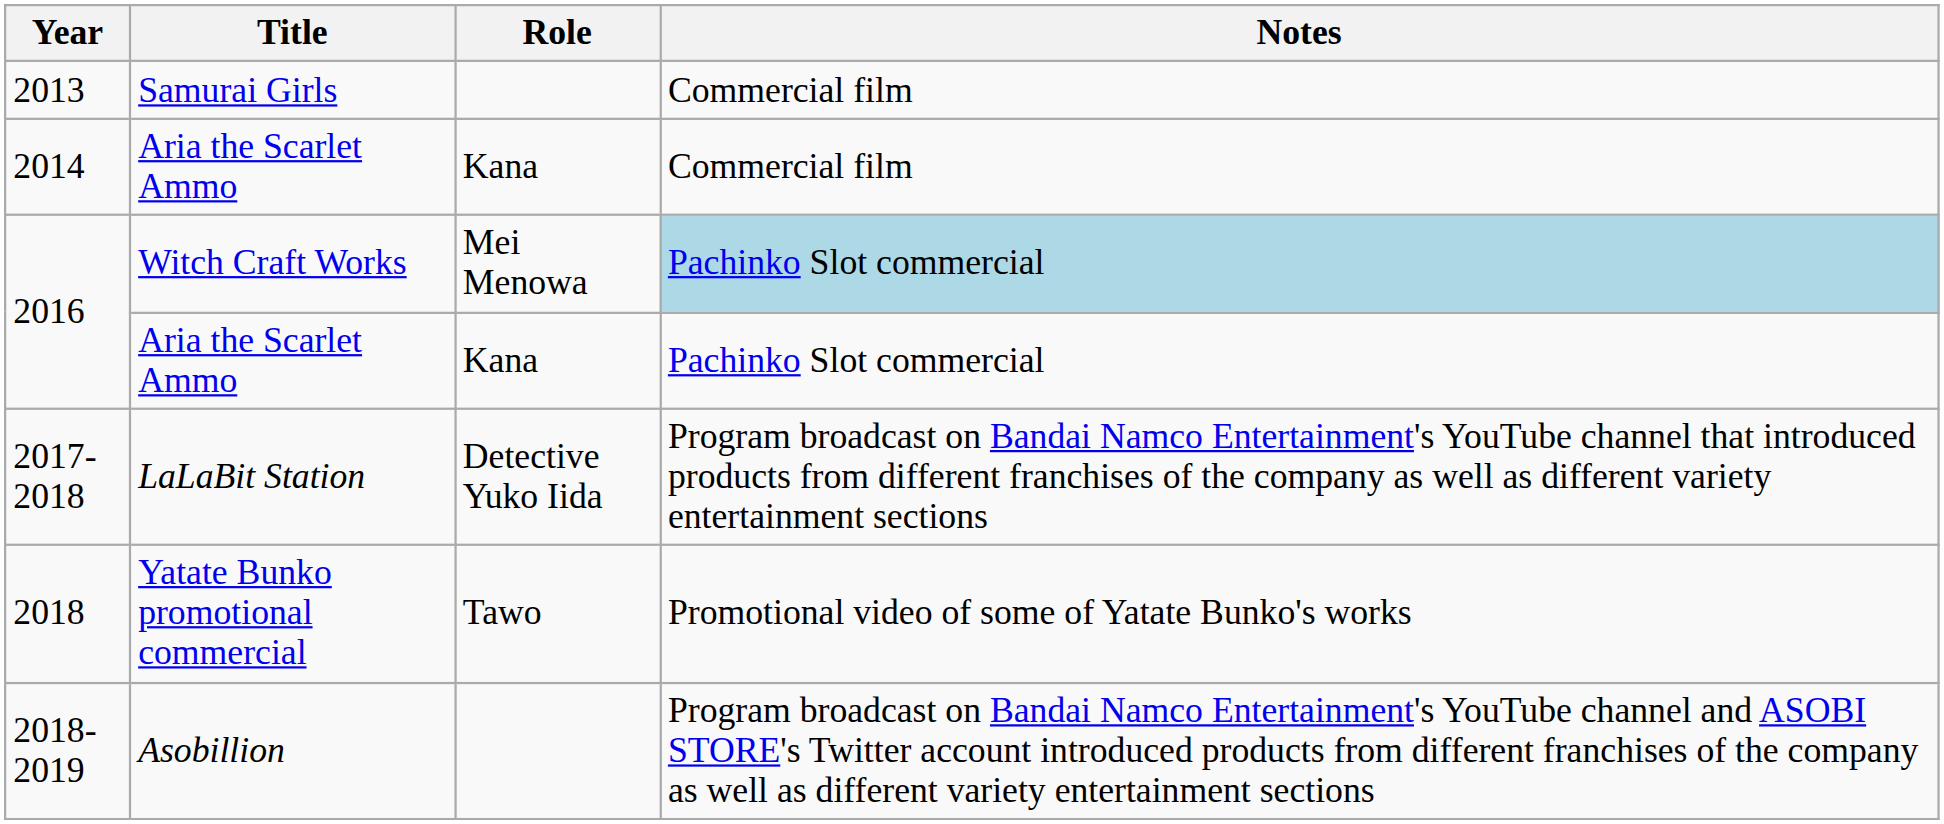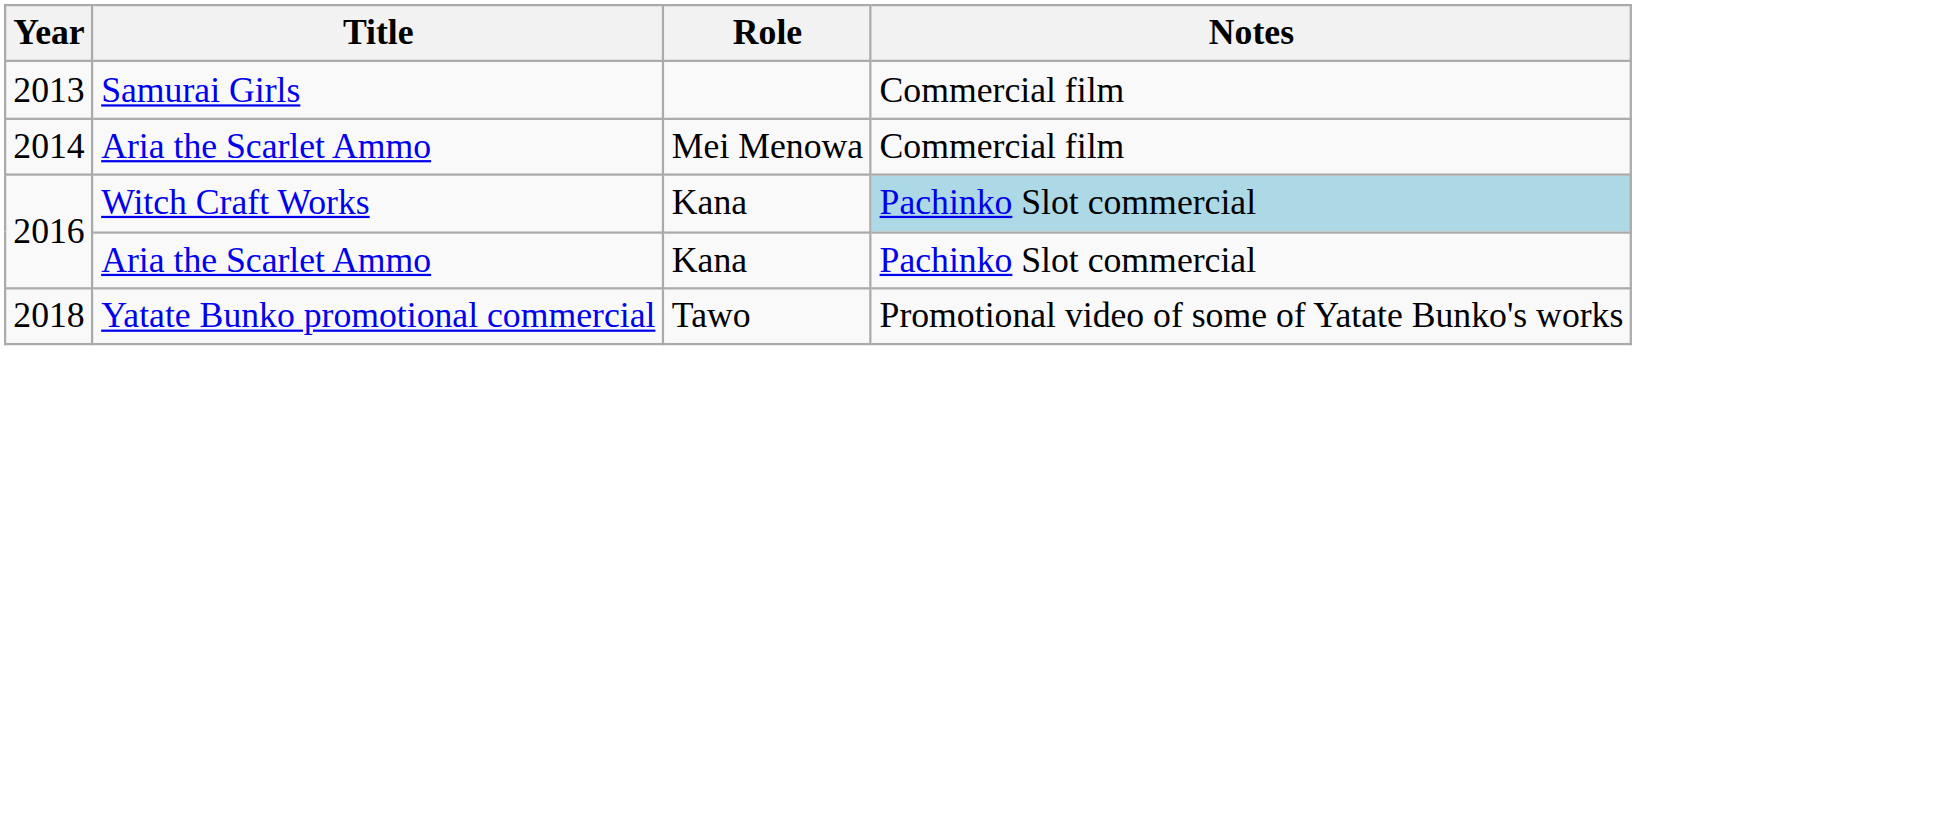(501, 166) Kana -> (767, 145) Mei Menowa
(525, 262) Mei Menowa -> (709, 202) Kana
- row: (55, 476)
- row: (55, 750)
